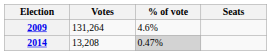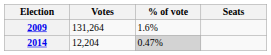(148, 27) 4.6% -> (148, 27) 1.6%
(85, 43) 13,208 -> (85, 43) 12,204
